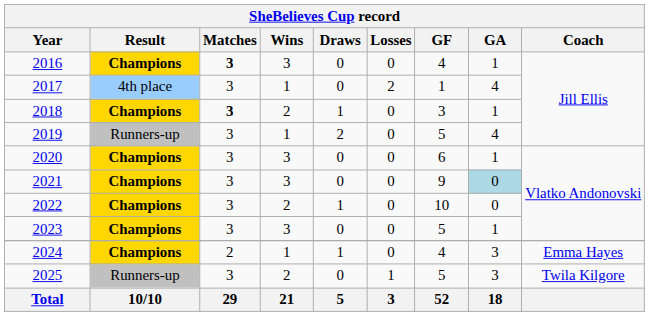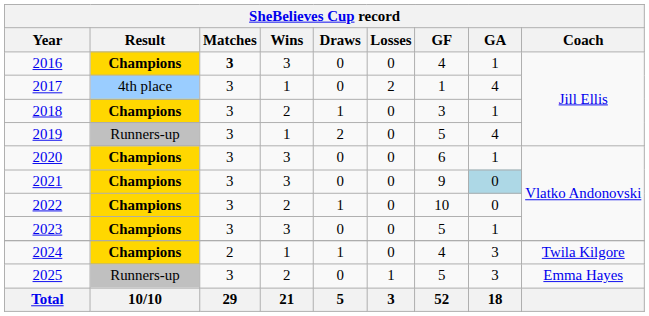(230, 110) bold -> (230, 110) normal
(583, 252) Emma Hayes -> (583, 252) Twila Kilgore
(583, 275) Twila Kilgore -> (583, 275) Emma Hayes
